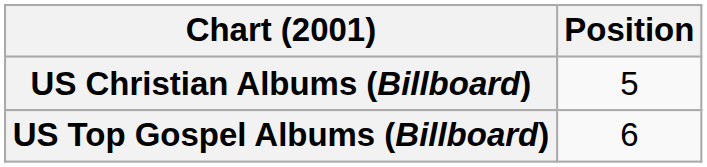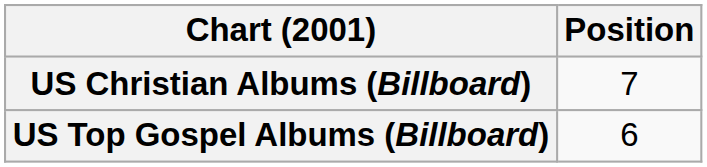(629, 82) 5 -> (629, 82) 7
